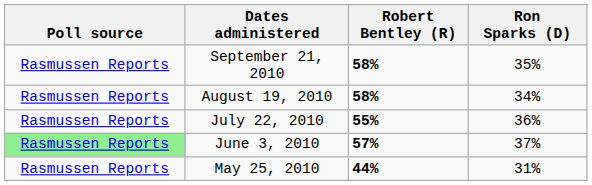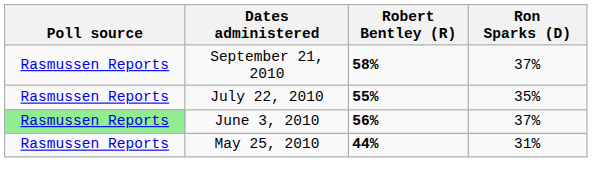(527, 65) 35% -> (527, 65) 37%
- row: (267, 97)
(527, 121) 36% -> (527, 97) 35%
(365, 145) 57% -> (365, 121) 56%
